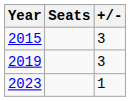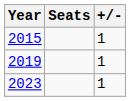(101, 39) 3 -> (101, 39) 1
(101, 62) 3 -> (101, 62) 1
